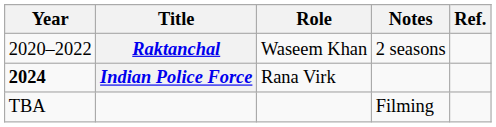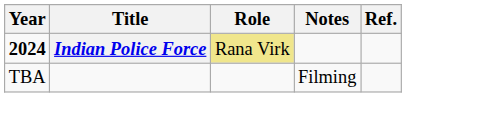- row: (176, 48)
(298, 77) no background -> (252, 48) khaki background
